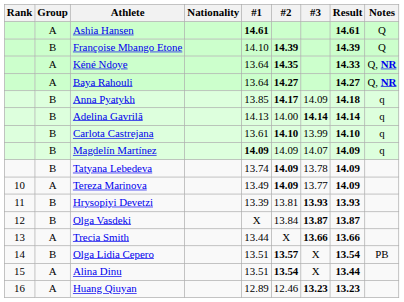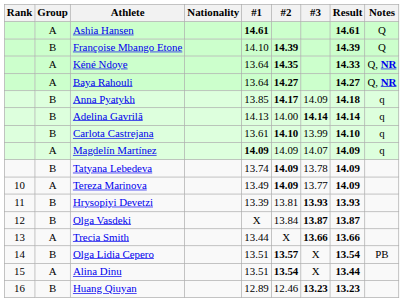(53, 151) B -> (53, 151) A
(53, 289) A -> (53, 289) B
